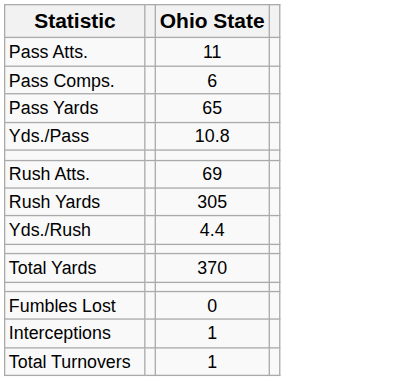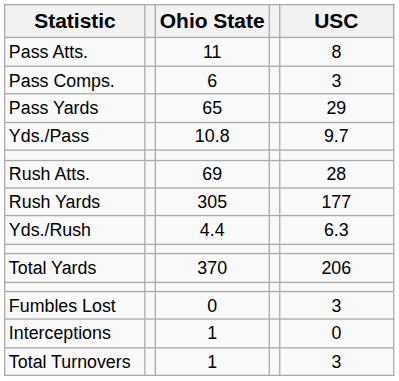+ column: (336, 21)
